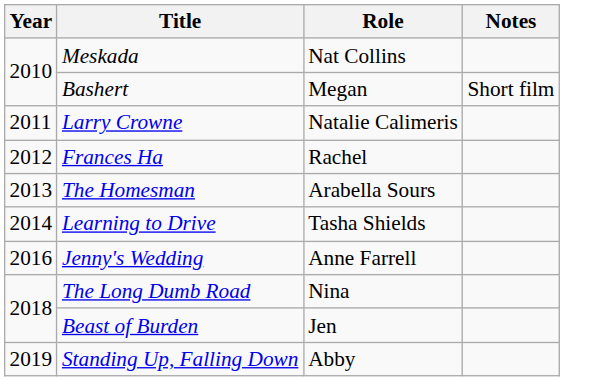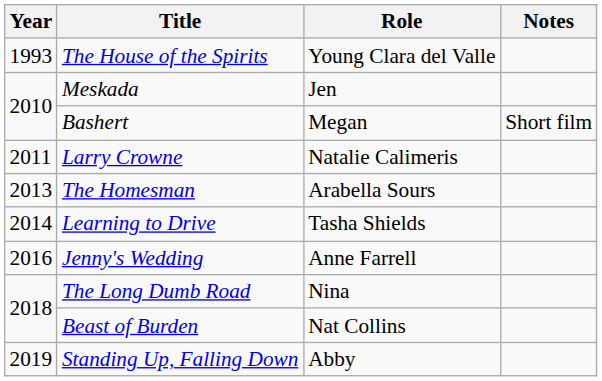+ row: (165, 55)
(357, 55) Nat Collins -> (322, 88) Jen
- row: (112, 156)
(322, 325) Jen -> (357, 325) Nat Collins
